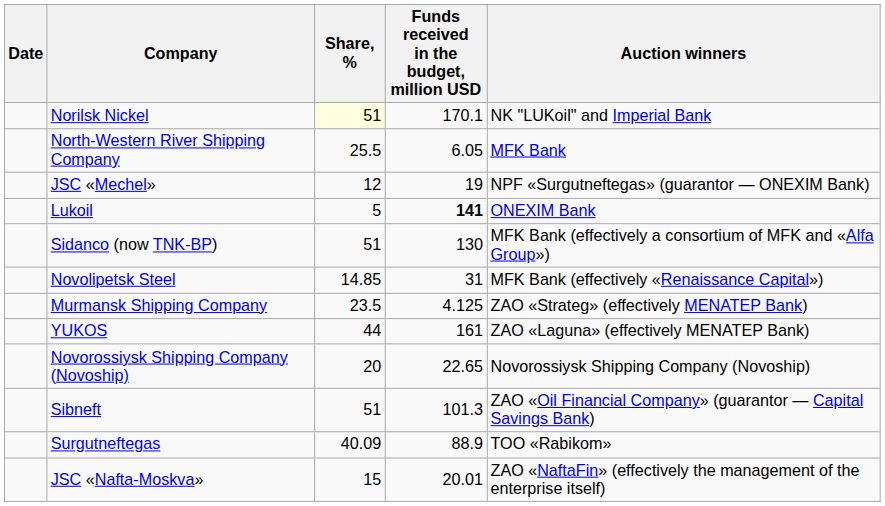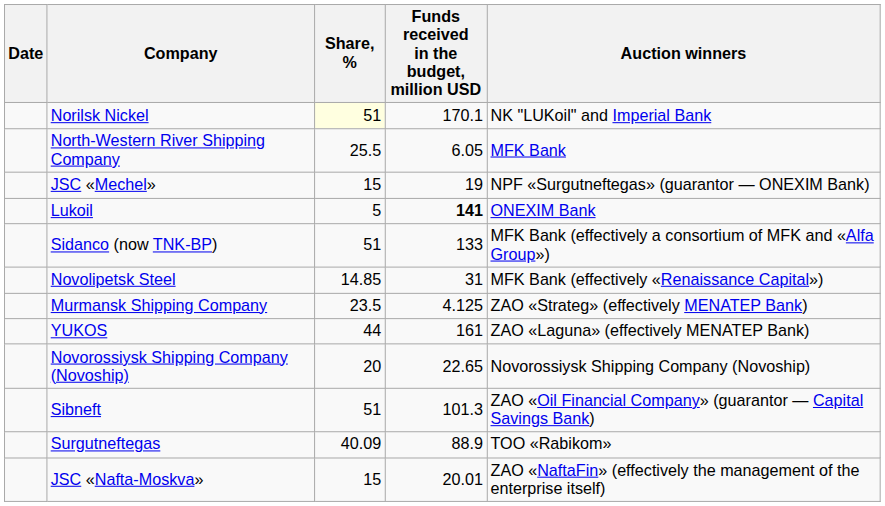(372, 185) 12 -> (372, 185) 15
(470, 245) 130 -> (470, 245) 133
